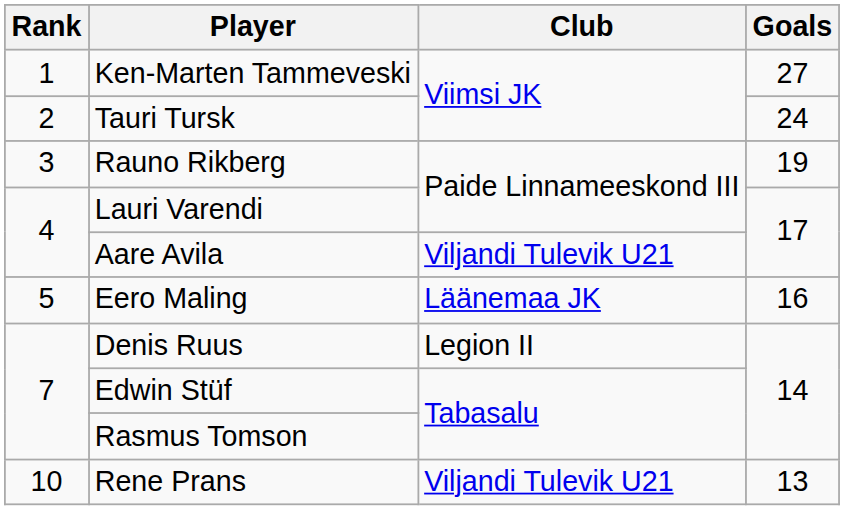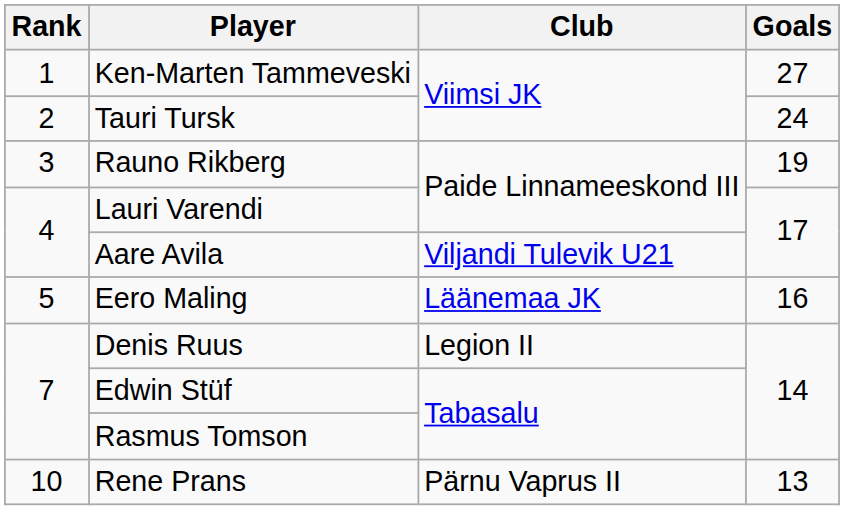(549, 481) Viljandi Tulevik U21 -> (523, 481) Pärnu Vaprus II
